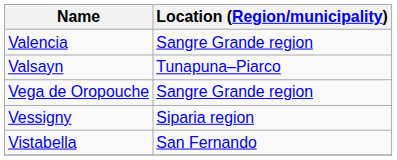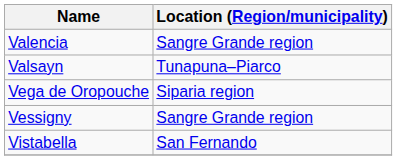(235, 92) Sangre Grande region -> (205, 92) Siparia region
(205, 117) Siparia region -> (235, 117) Sangre Grande region
